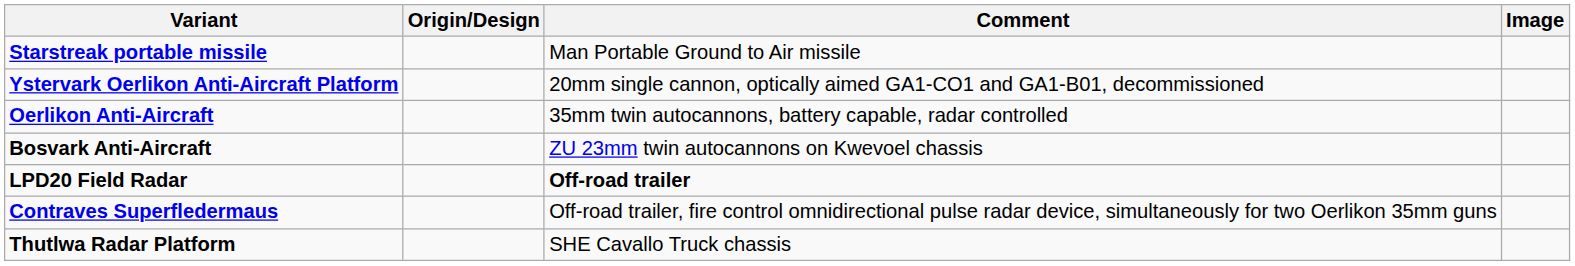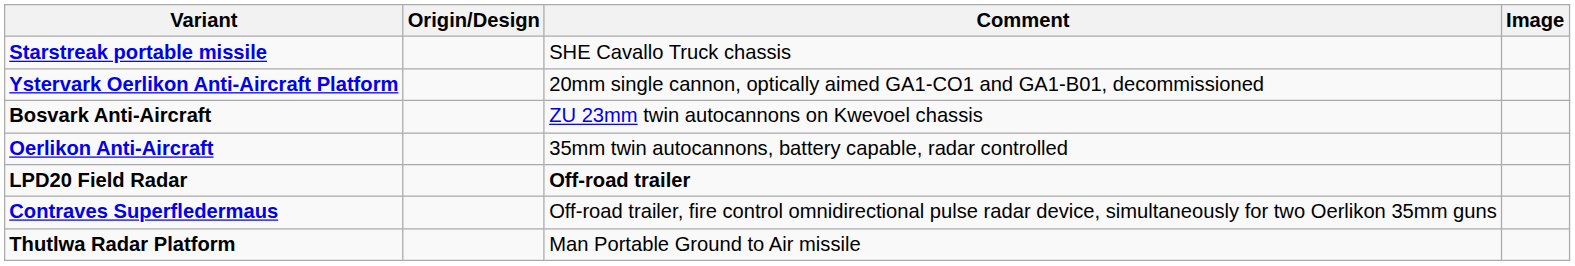(705, 52) Man Portable Ground to Air missile -> (670, 52) SHE Cavallo Truck chassis
rows swapped: (111, 116) <-> (110, 148)
(670, 244) SHE Cavallo Truck chassis -> (705, 244) Man Portable Ground to Air missile
